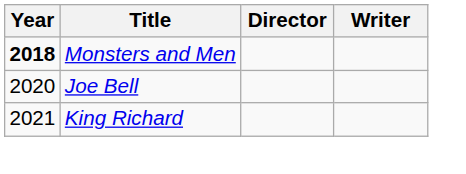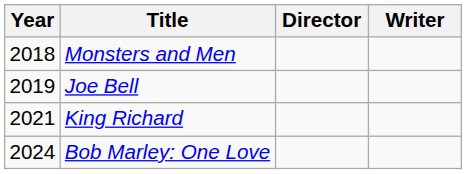(32, 53) bold -> (32, 53) normal
(32, 86) 2020 -> (32, 86) 2019
+ row: (168, 151)
